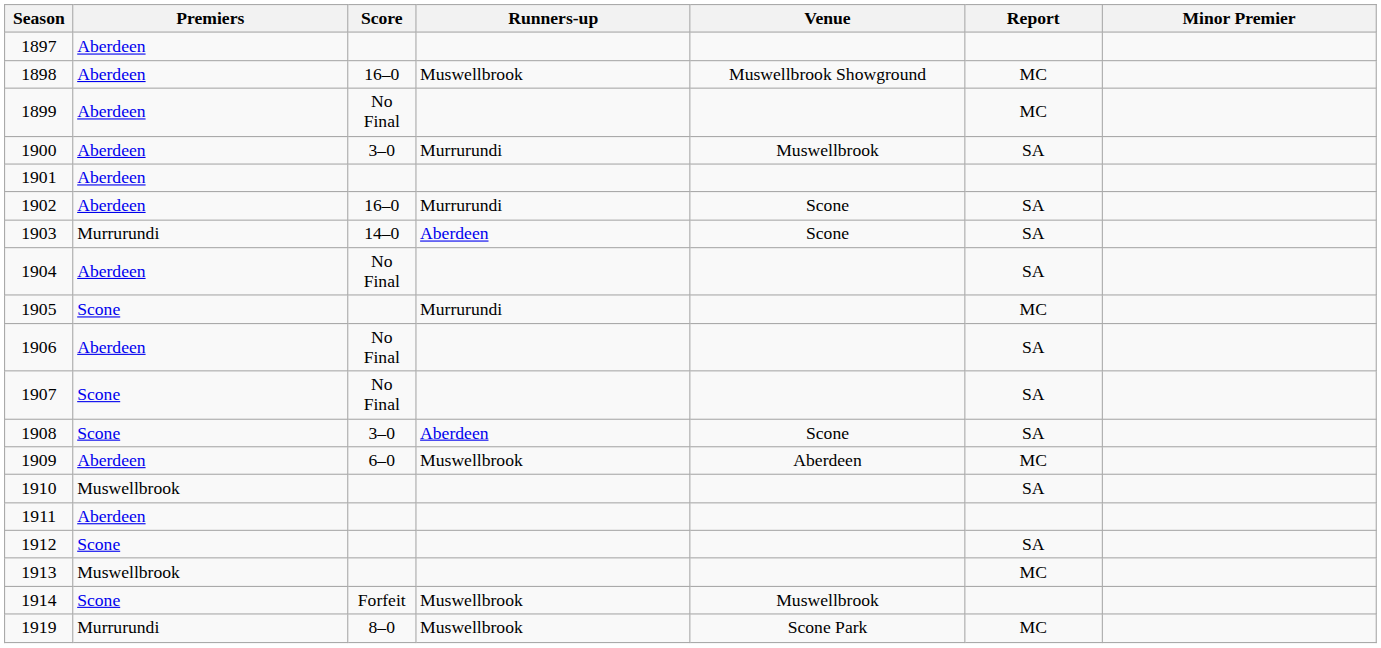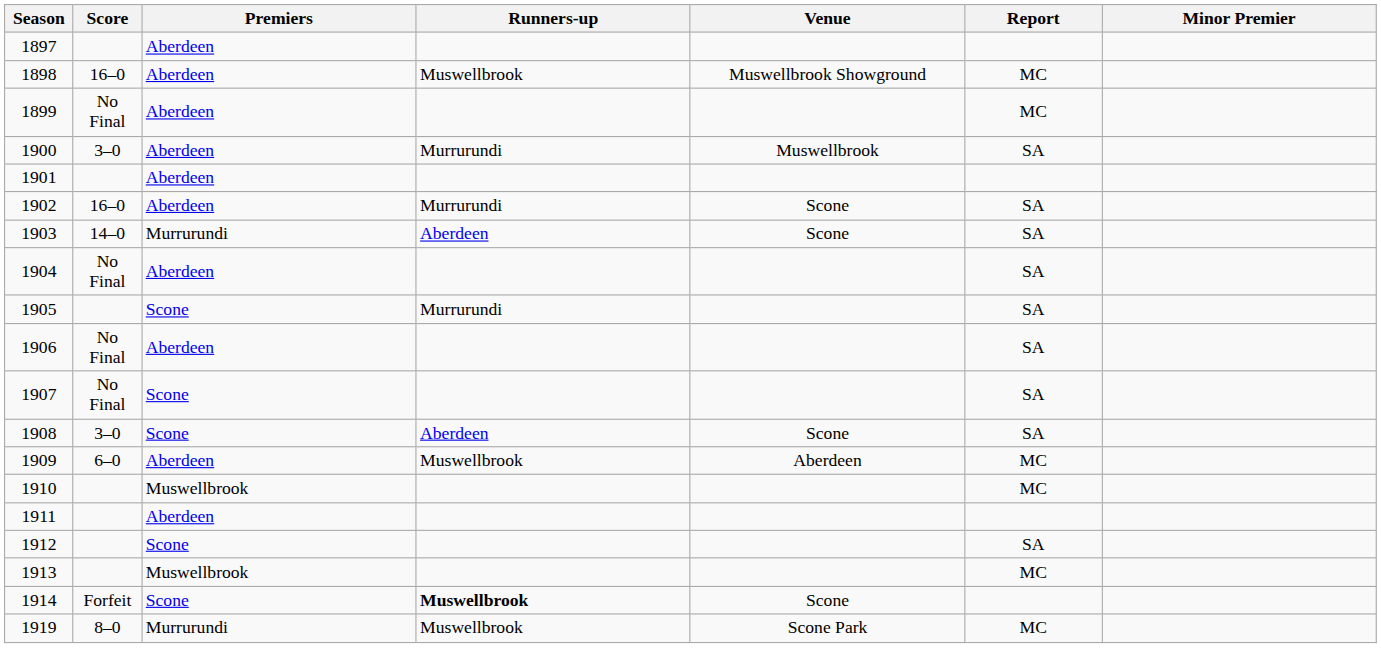columns swapped: (210, 18) <-> (382, 18)
(1033, 309) MC -> (1033, 309) SA
(1033, 488) SA -> (1033, 488) MC
(471, 600) normal -> (474, 600) bold
(828, 600) Muswellbrook -> (828, 600) Scone
